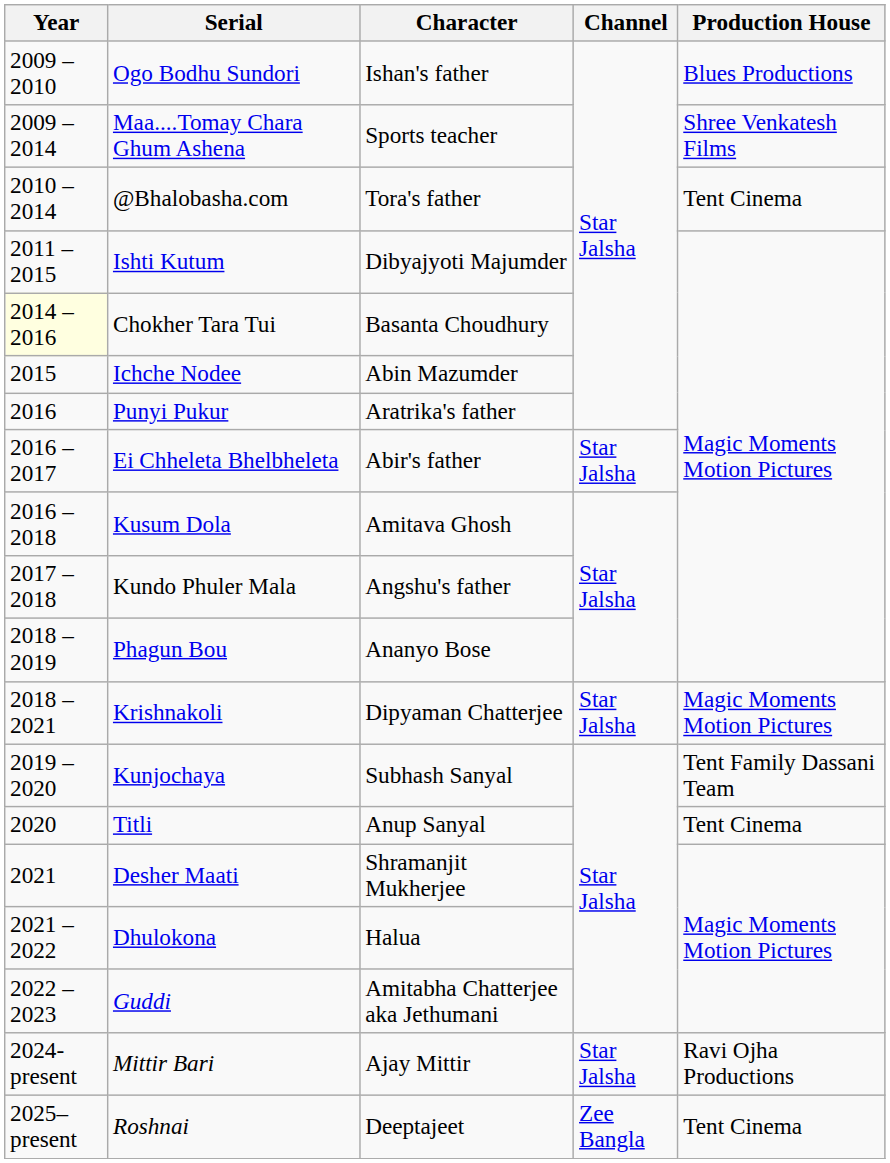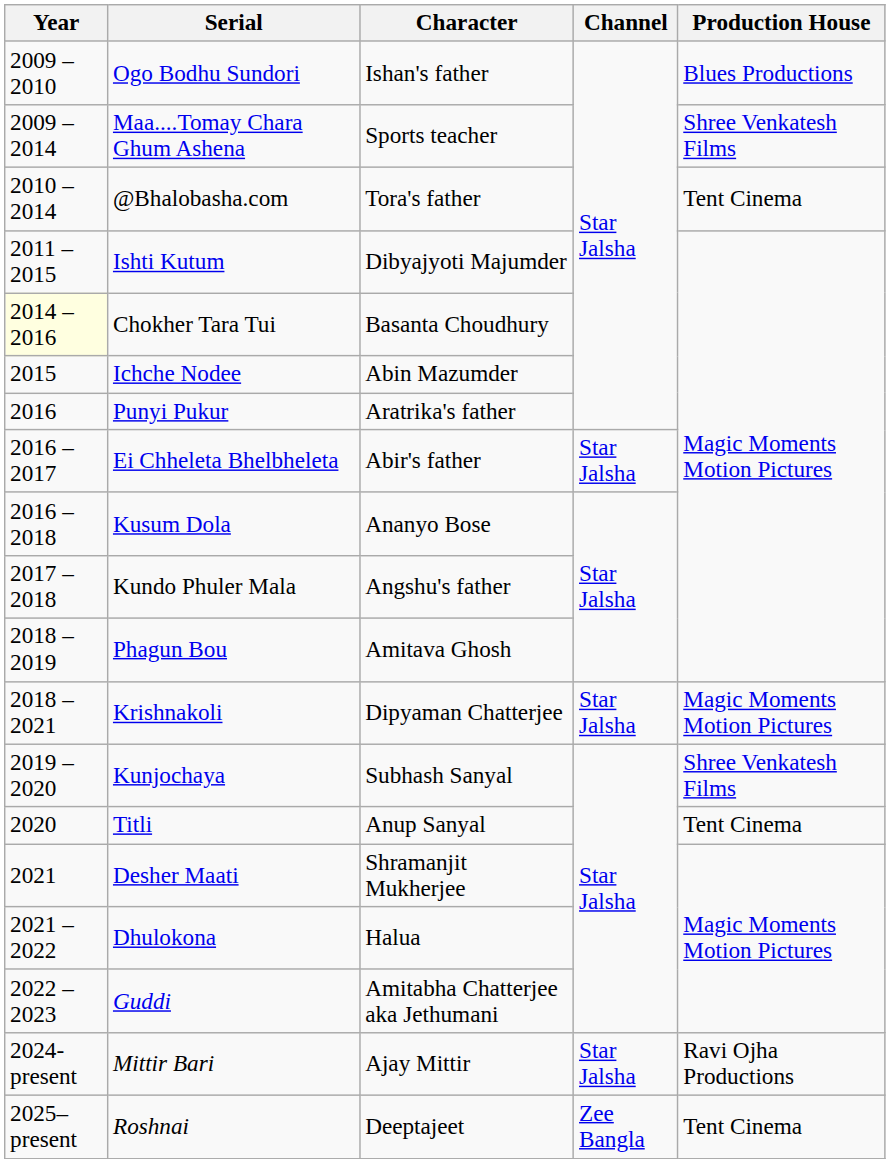(438, 523) Amitava Ghosh -> (428, 523) Ananyo Bose
(428, 649) Ananyo Bose -> (438, 649) Amitava Ghosh
(779, 775) Tent Family Dassani Team -> (760, 775) Shree Venkatesh Films
